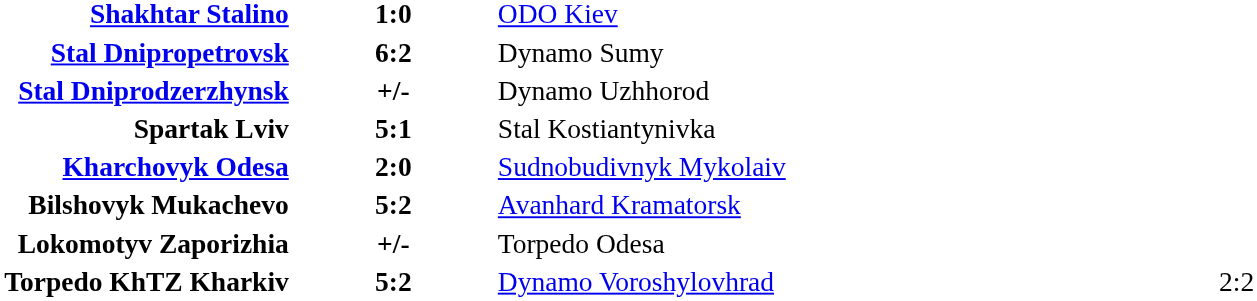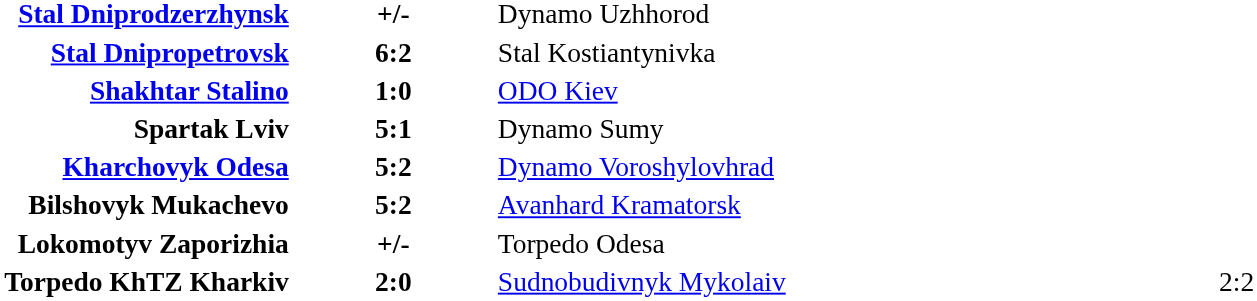rows swapped: (153, 90) <-> (189, 14)
(581, 52) Dynamo Sumy -> (607, 52) Stal Kostiantynivka
(607, 128) Stal Kostiantynivka -> (581, 128) Dynamo Sumy
(393, 167) 2:0 -> (393, 167) 5:2
(642, 167) Sudnobudivnyk Mykolaiv -> (636, 167) Dynamo Voroshylovhrad
(393, 281) 5:2 -> (393, 281) 2:0
(636, 281) Dynamo Voroshylovhrad -> (642, 281) Sudnobudivnyk Mykolaiv
